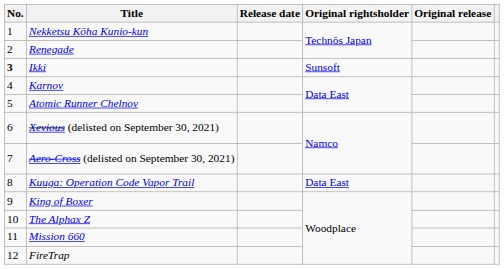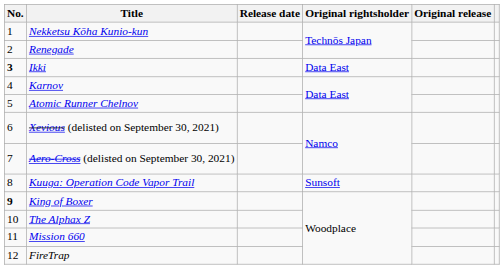(323, 67) Sunsoft -> (327, 67) Data East
(327, 183) Data East -> (323, 183) Sunsoft
(10, 201) normal -> (10, 201) bold
